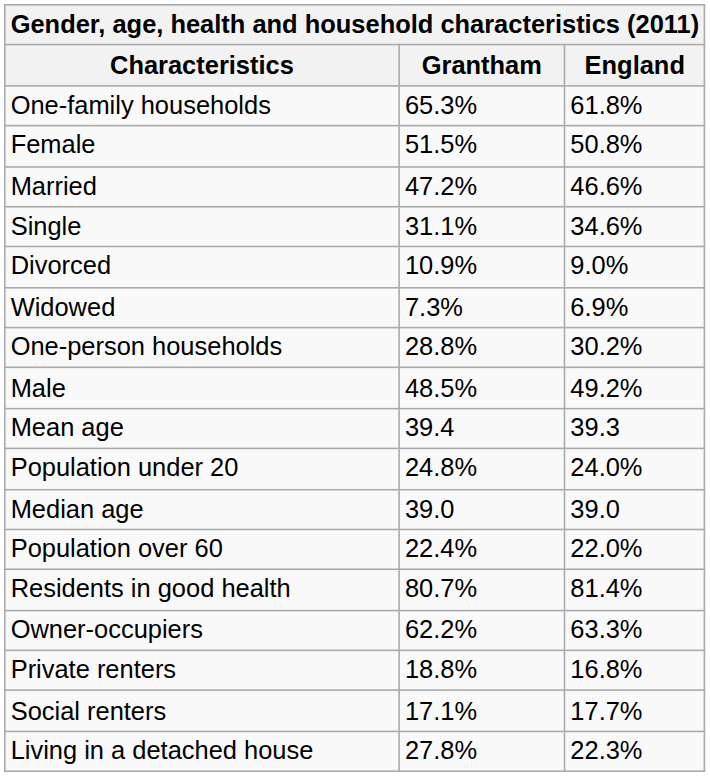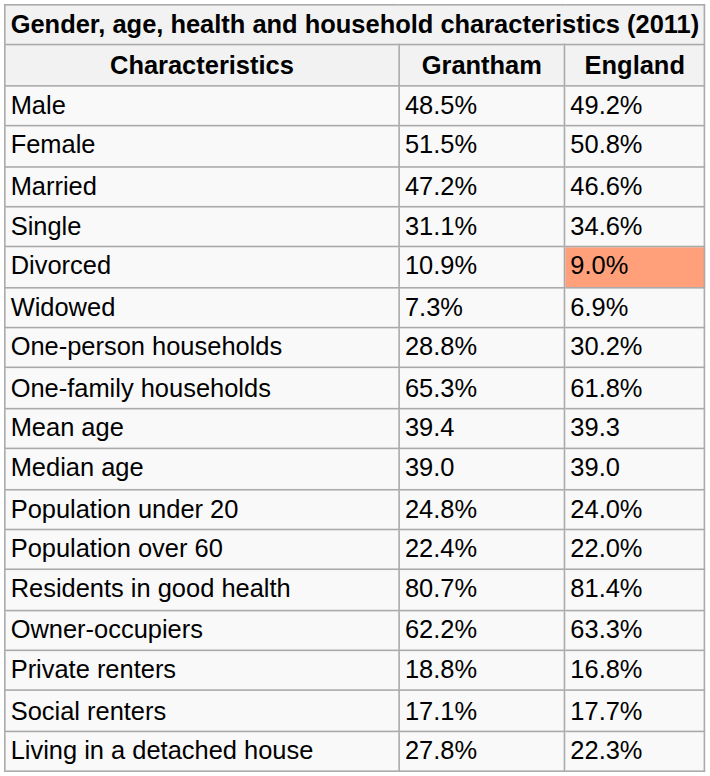rows swapped: (38, 387) <-> (141, 105)
(599, 266) no background -> (599, 266) lightsalmon background
rows swapped: (77, 508) <-> (125, 468)
